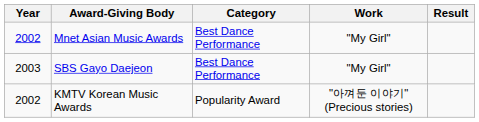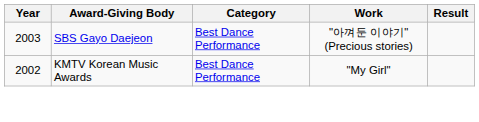- row: (119, 37)
(369, 68) "My Girl" -> (369, 39) "아껴둔 이야기"(Precious stories)
(237, 100) Popularity Award -> (227, 70) Best Dance Performance
(369, 100) "아껴둔 이야기"(Precious stories) -> (369, 70) "My Girl"
